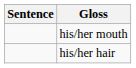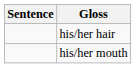rows swapped: (87, 53) <-> (93, 33)
